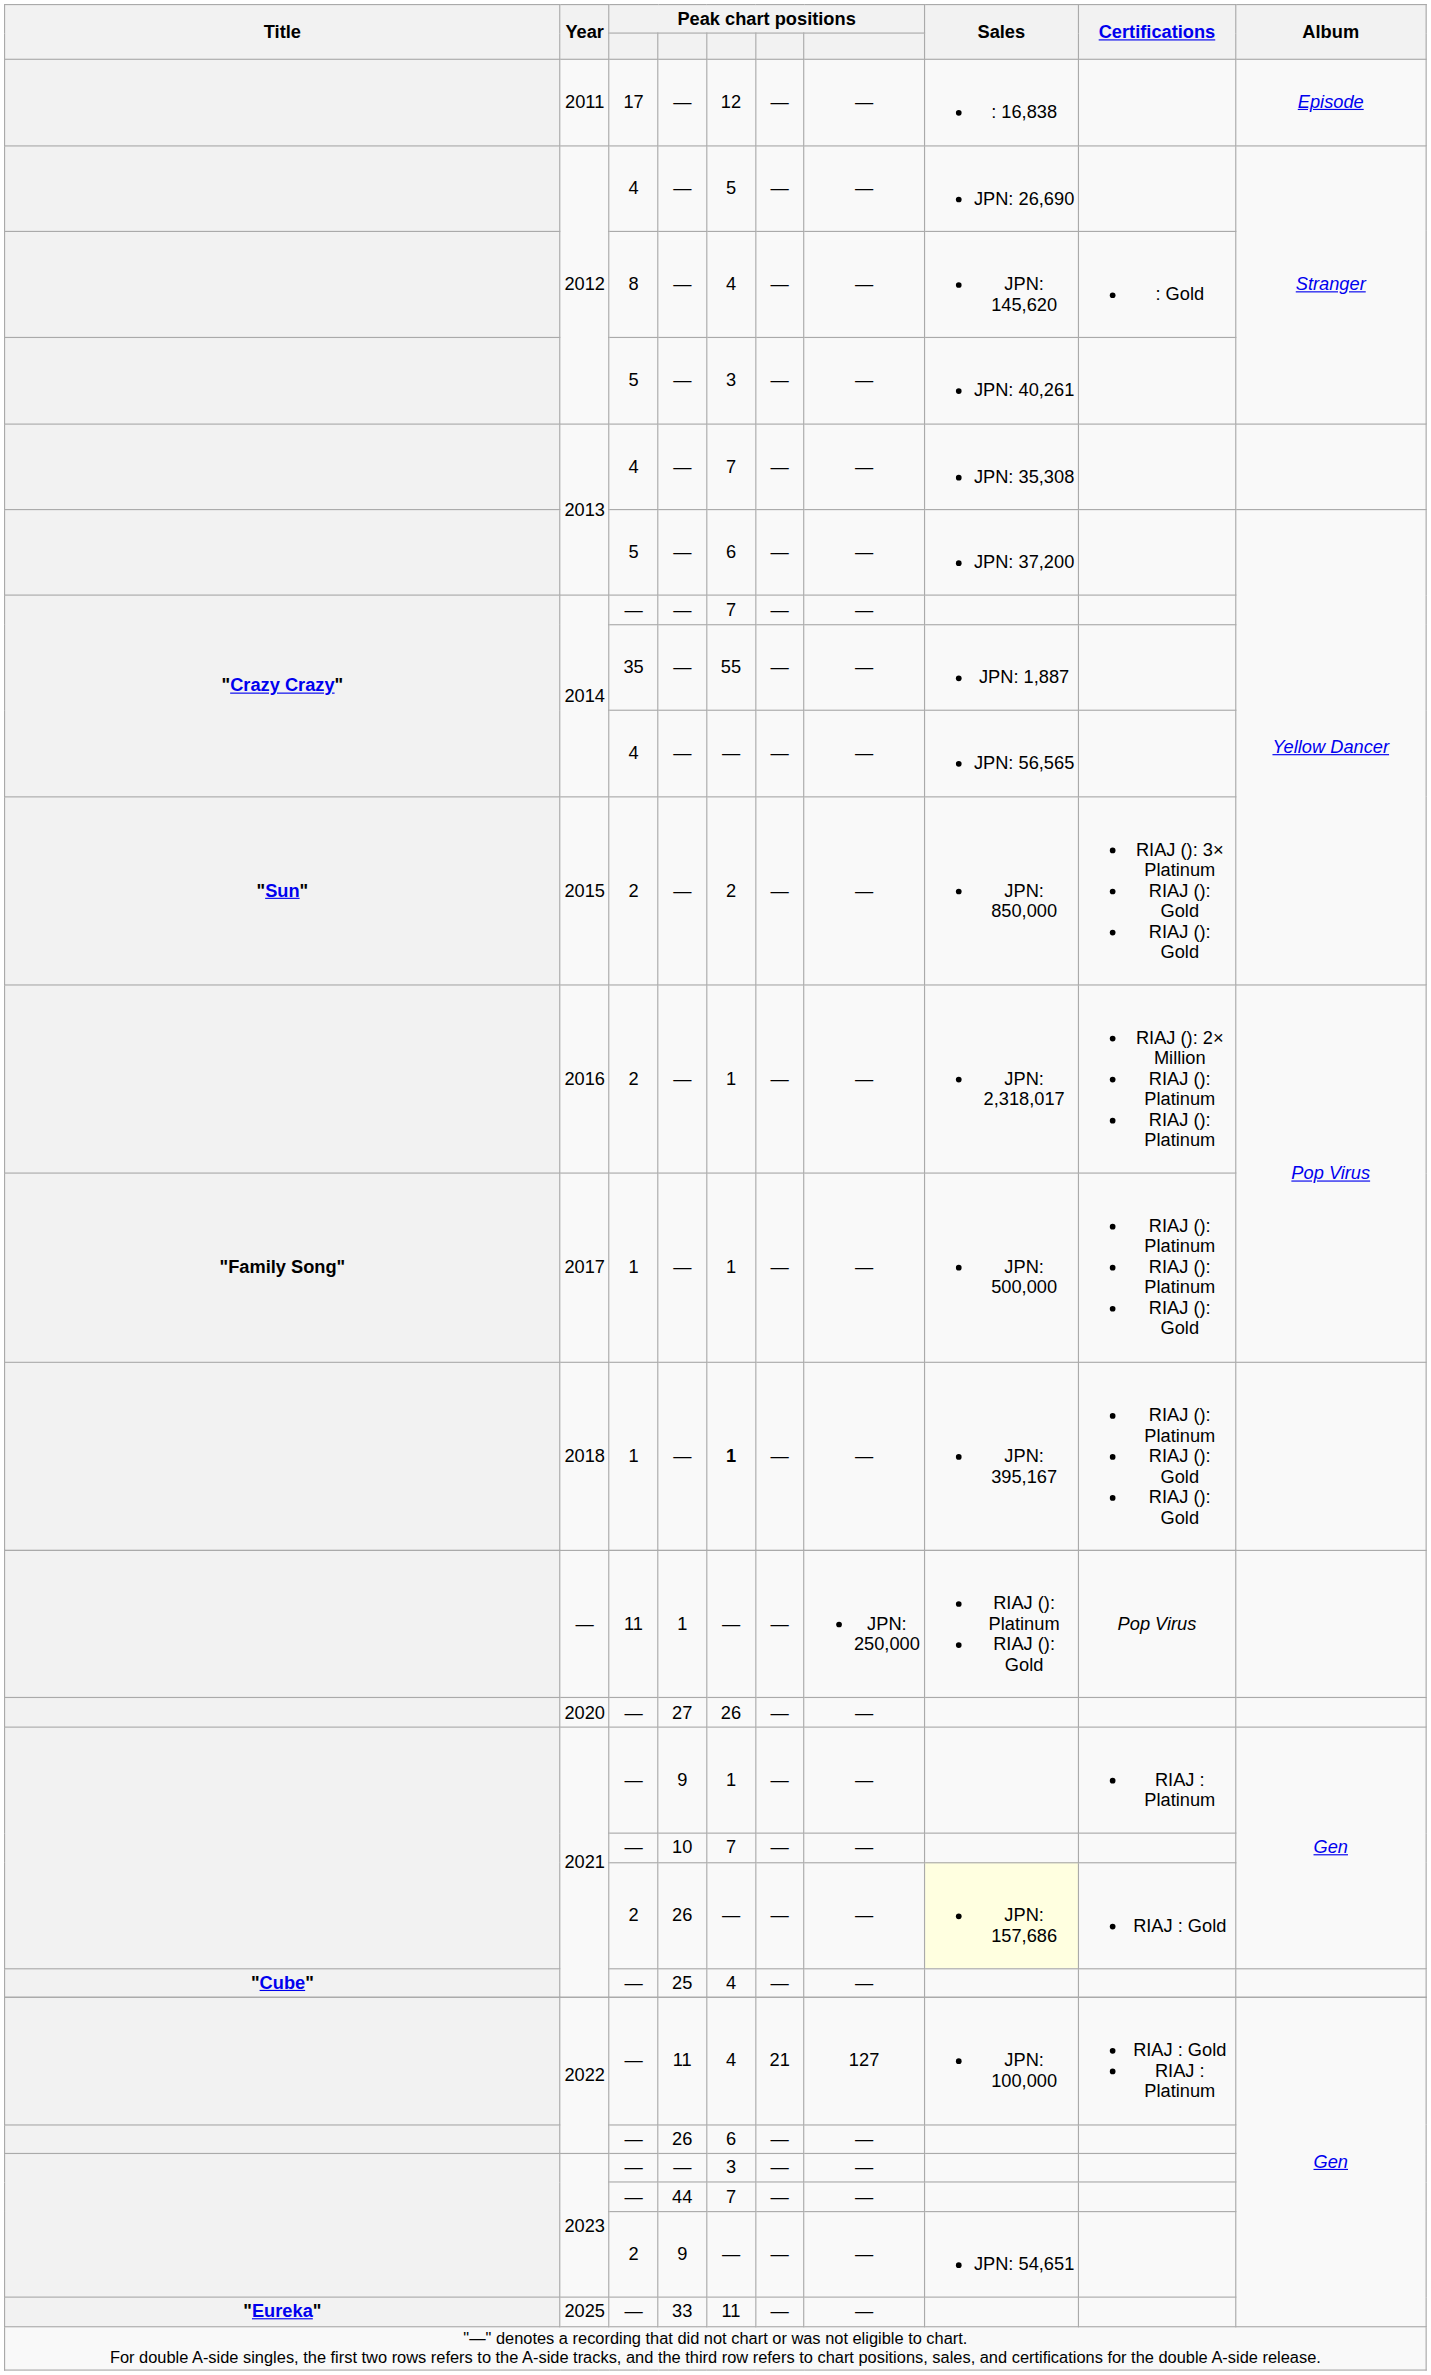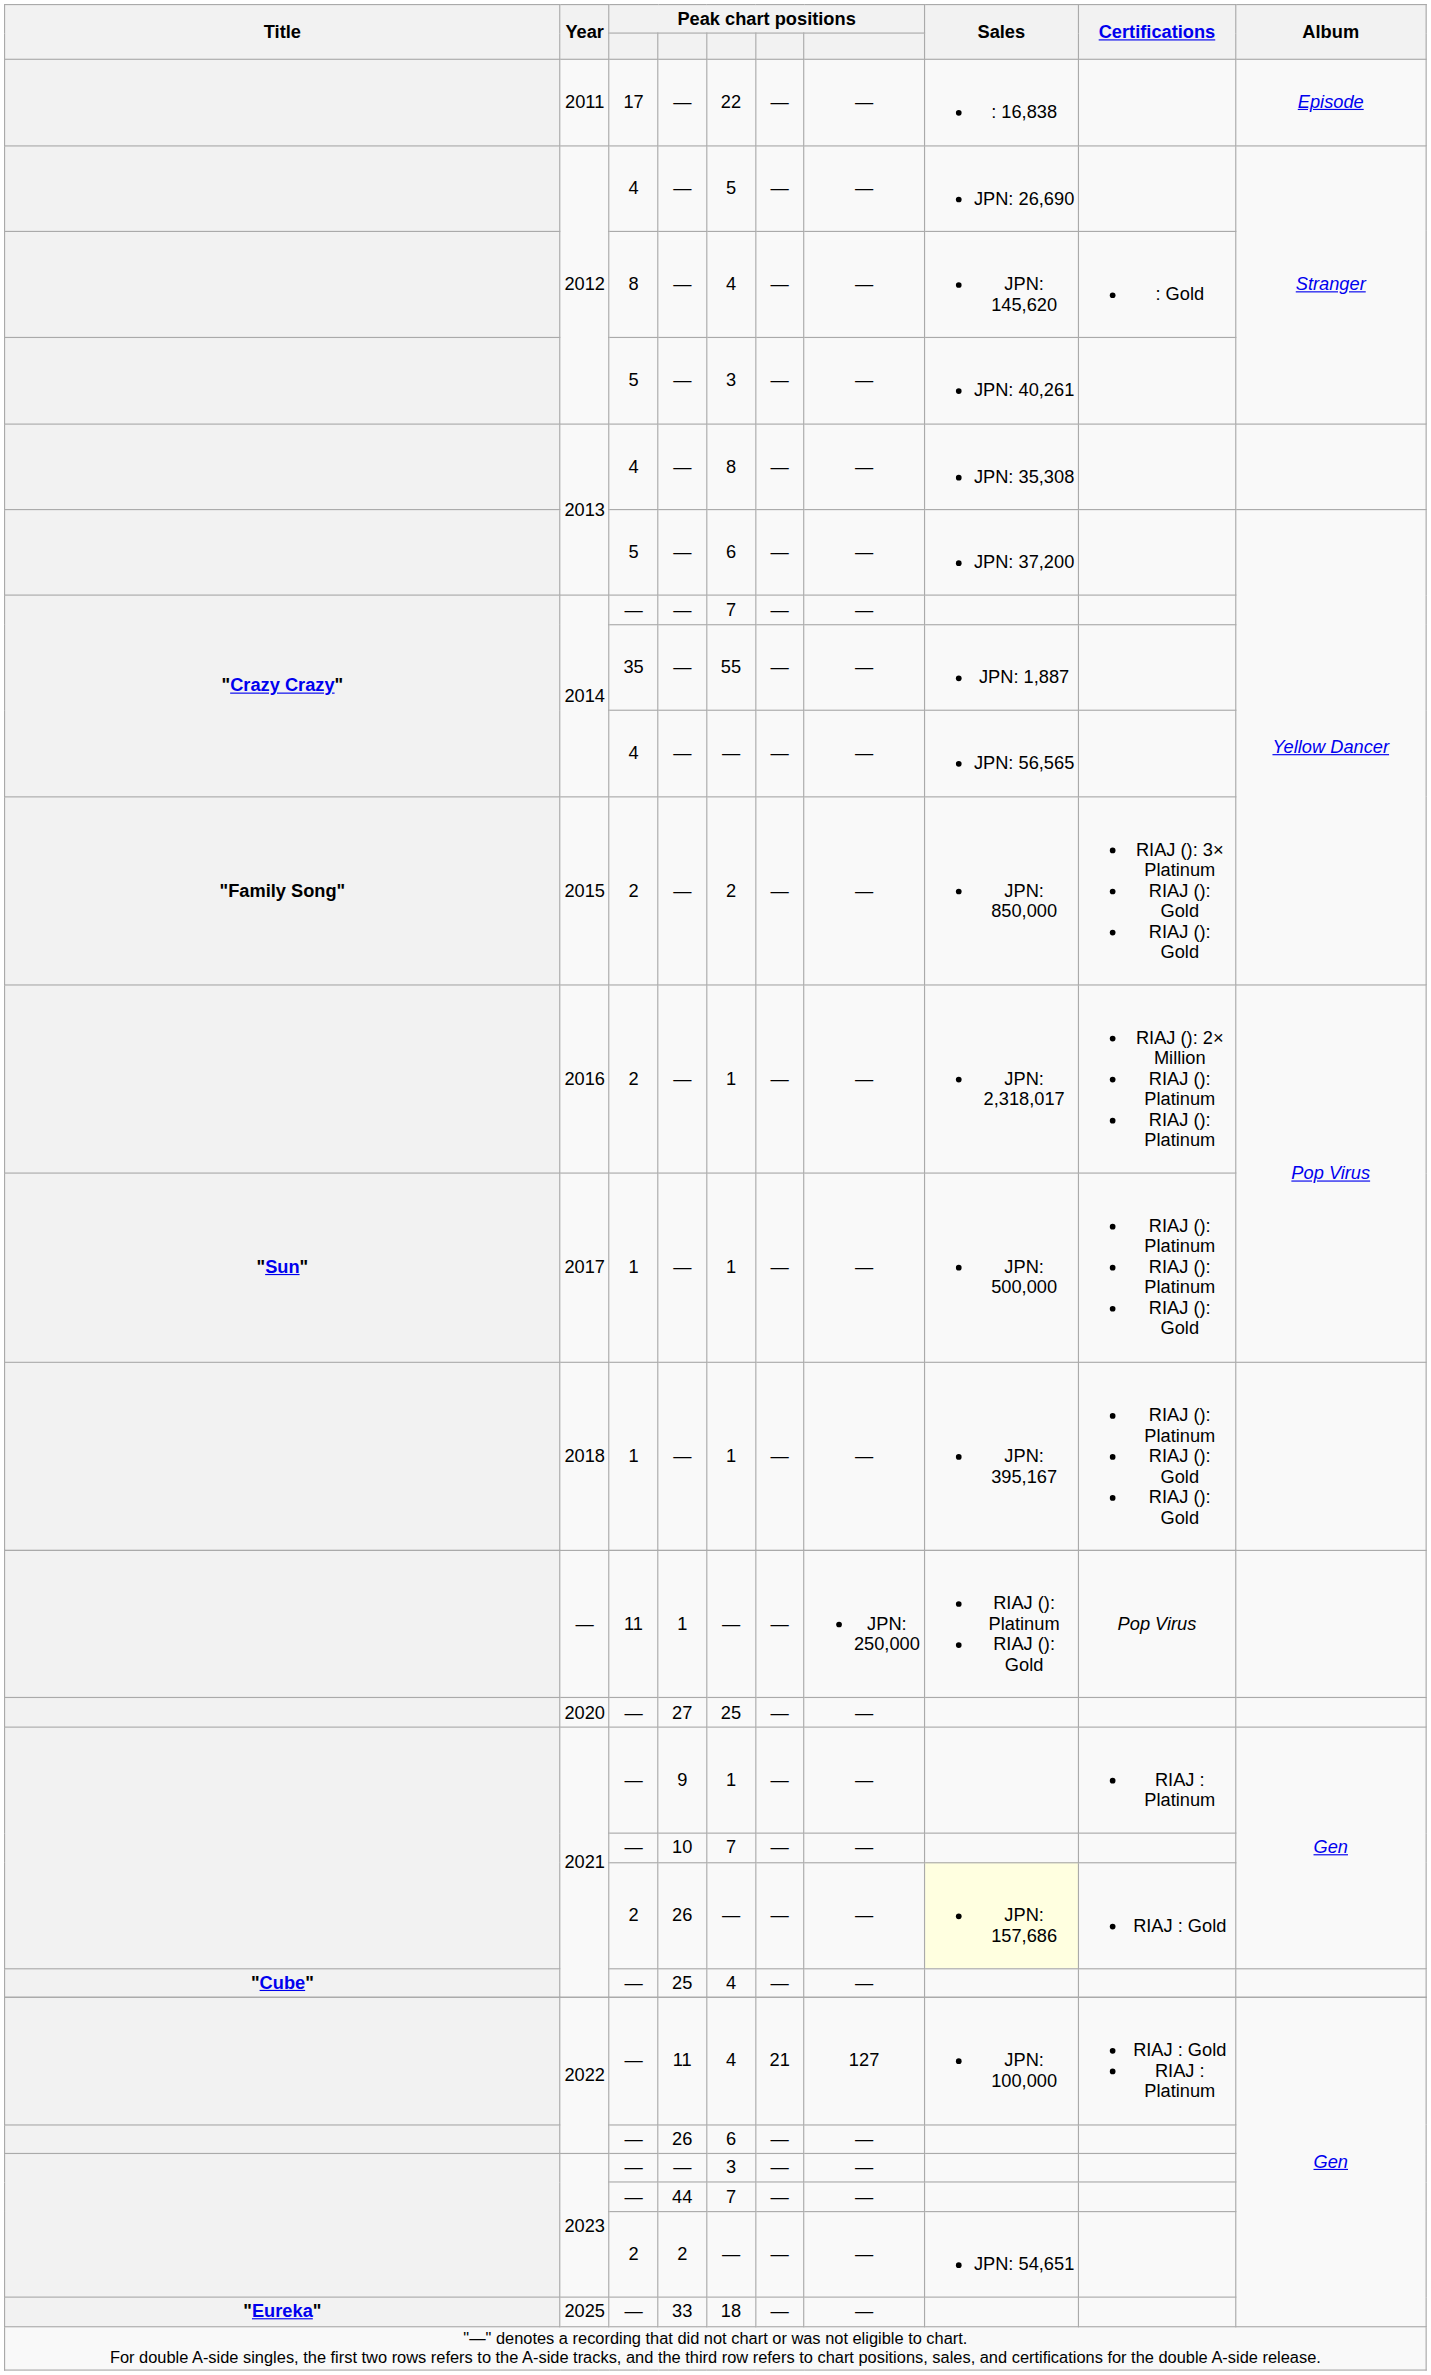(731, 102) 12 -> (731, 102) 22
(731, 466) 7 -> (731, 466) 8
(282, 890) "Sun" -> (282, 890) "Family Song"
(282, 1267) "Family Song" -> (282, 1267) "Sun"
(731, 1456) bold -> (731, 1456) normal
(731, 1712) 26 -> (731, 1712) 25
(682, 2254) 9 -> (682, 2254) 2
(731, 2311) 11 -> (731, 2311) 18
